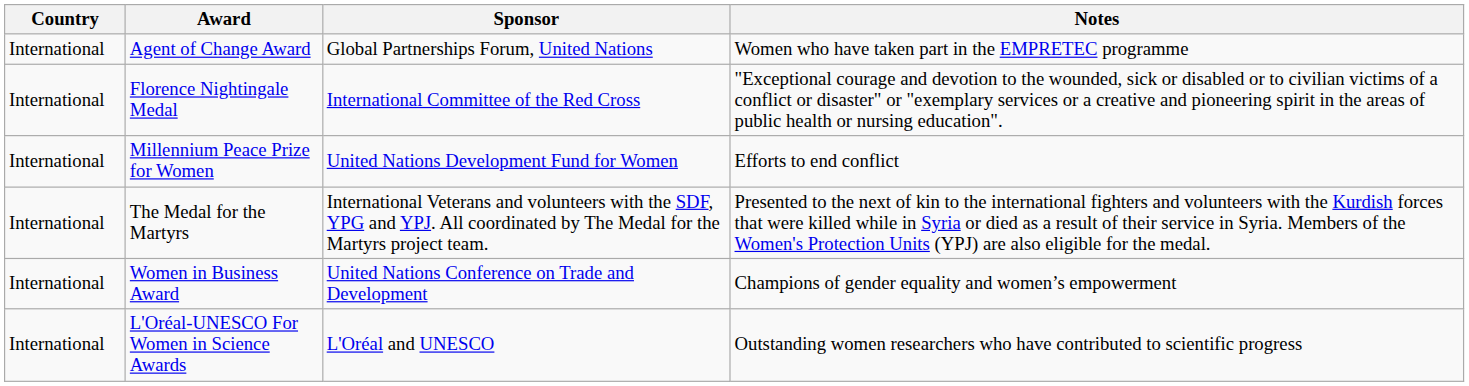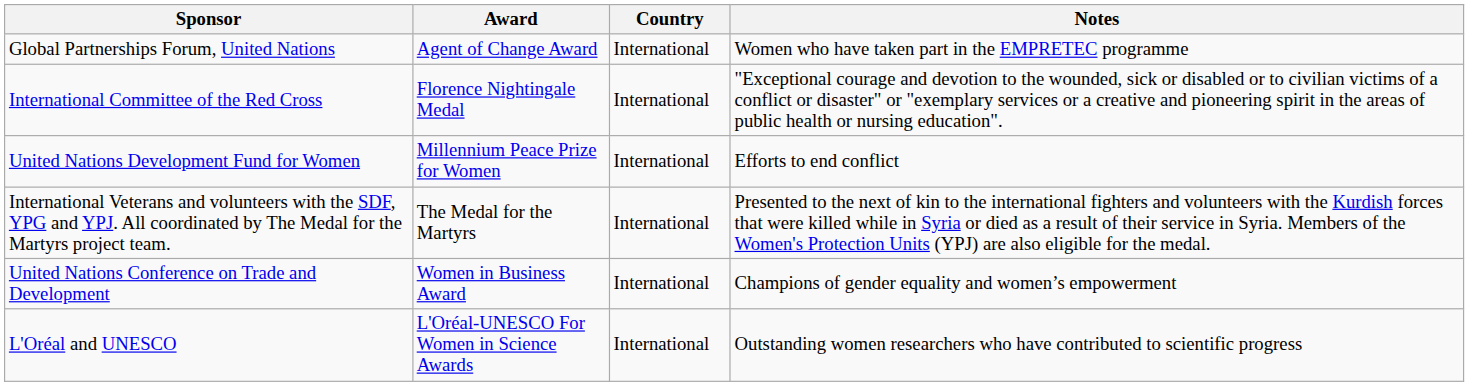columns swapped: (65, 19) <-> (526, 19)
